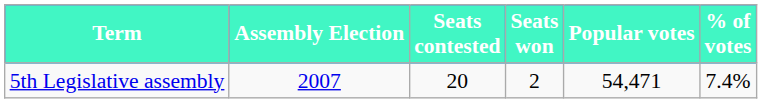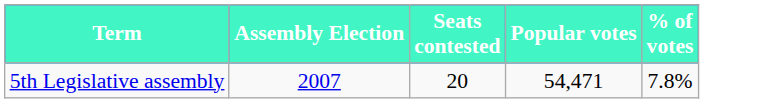- column: (534, 33)
(728, 80) 7.4% -> (670, 80) 7.8%
